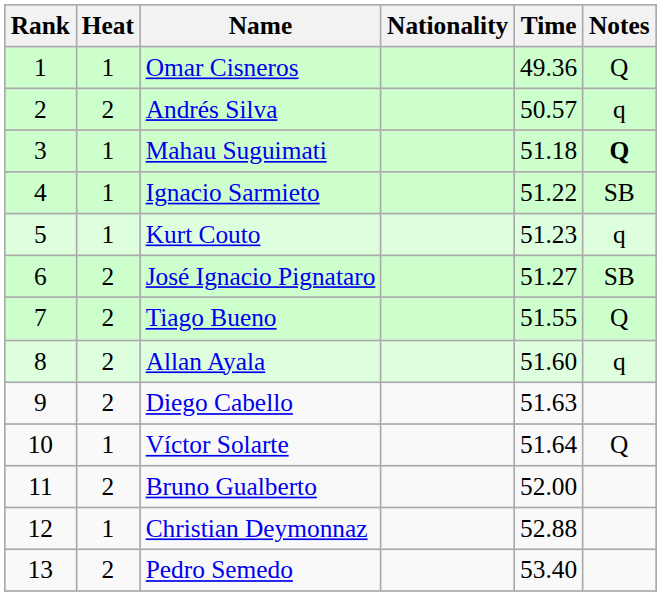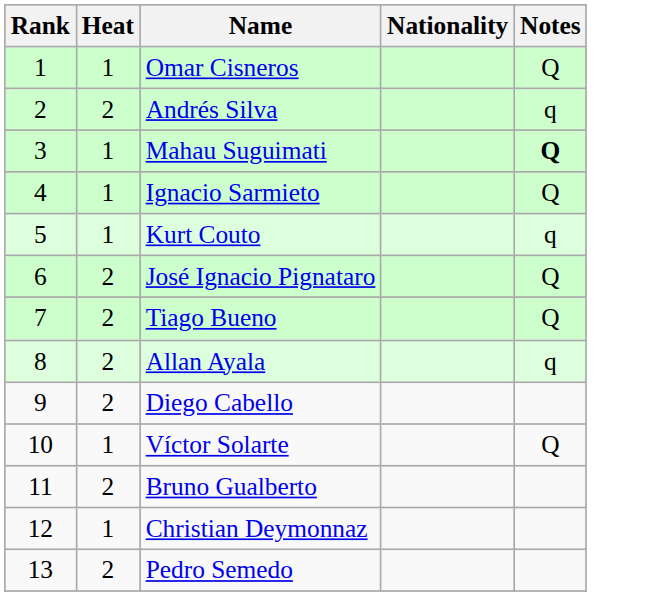- column: (549, 25)
(619, 193) SB -> (550, 193) Q
(619, 276) SB -> (550, 276) Q
